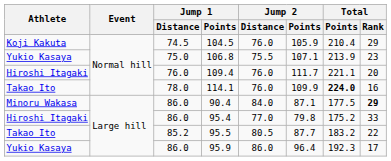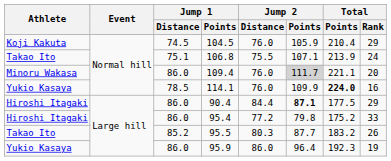(39, 57) Yukio Kasaya -> (31, 57) Takao Ito
(178, 57) 75.0 -> (178, 57) 75.1
(373, 57) 23 -> (373, 57) 24
(47, 72) Hiroshi Itagaki -> (42, 72) Minoru Wakasa
(178, 72) 76.0 -> (178, 72) 86.0
(305, 72) no background -> (305, 72) lightgrey background
(31, 87) Takao Ito -> (39, 87) Yukio Kasaya
(178, 87) 78.0 -> (178, 87) 78.5
(42, 102) Minoru Wakasa -> (47, 102) Hiroshi Itagaki
(262, 102) 84.0 -> (262, 102) 84.4
(305, 102) normal -> (305, 102) bold
(373, 102) bold -> (373, 102) normal
(262, 118) 77.0 -> (262, 118) 77.2
(262, 133) 80.5 -> (262, 133) 80.3
(373, 133) 22 -> (373, 133) 26
(373, 148) 17 -> (373, 148) 19
